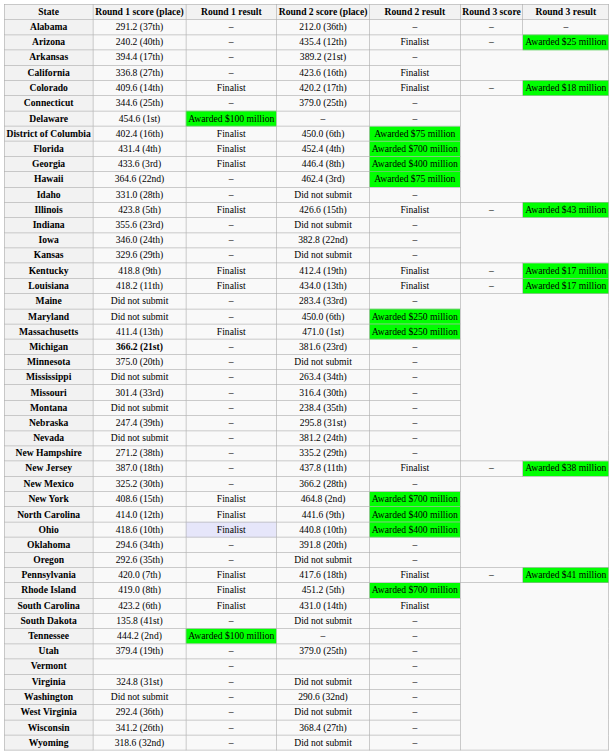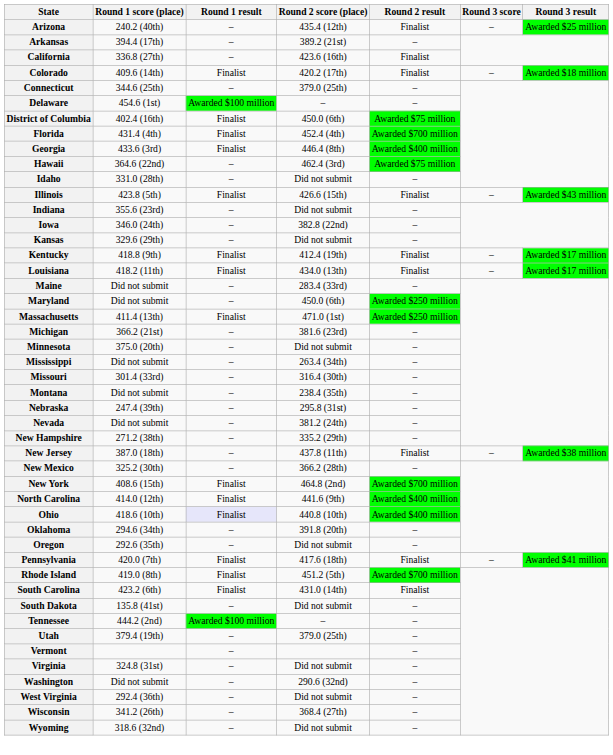- row: (49, 27)
(140, 347) bold -> (140, 331) normal
